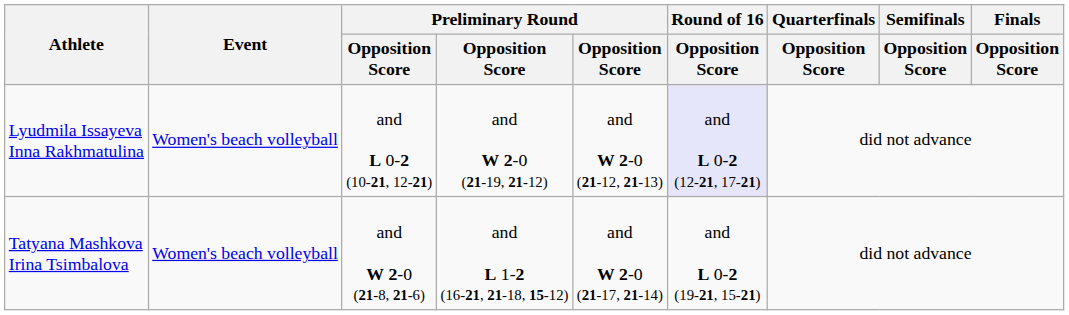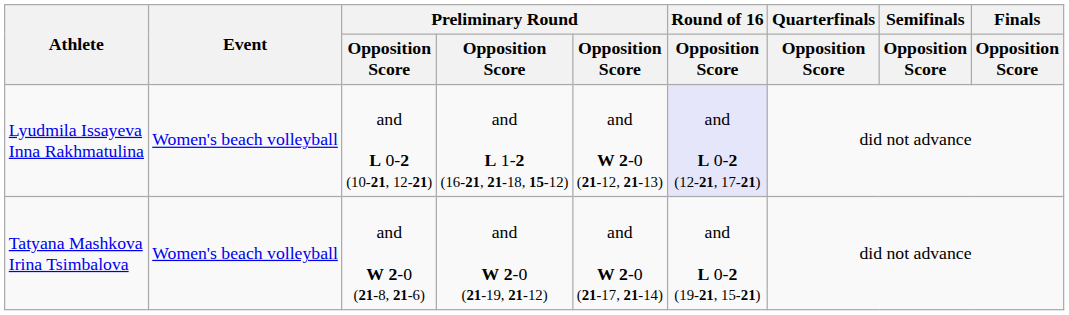(505, 151) and W 2-0 (21-19, 21-12) -> (505, 151) and L 1-2 (16-21, 21-18, 15-12)
(505, 263) and L 1-2 (16-21, 21-18, 15-12) -> (505, 263) and W 2-0 (21-19, 21-12)
